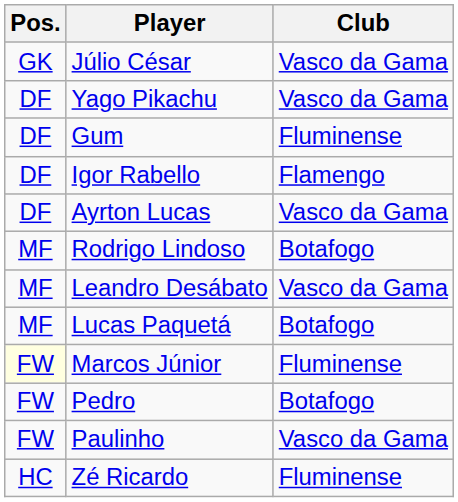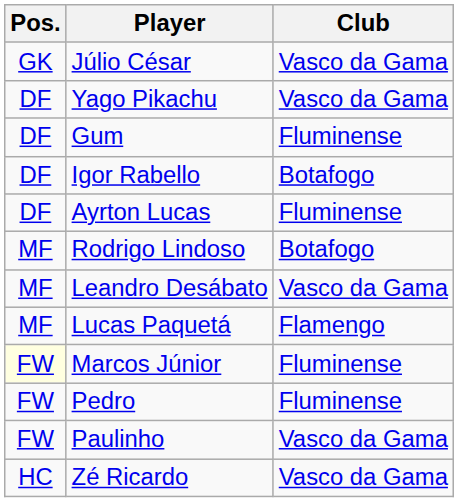(332, 174) Flamengo -> (326, 174) Botafogo
(363, 212) Vasco da Gama -> (340, 212) Fluminense
(326, 325) Botafogo -> (332, 325) Flamengo
(326, 401) Botafogo -> (340, 401) Fluminense
(340, 477) Fluminense -> (363, 477) Vasco da Gama
